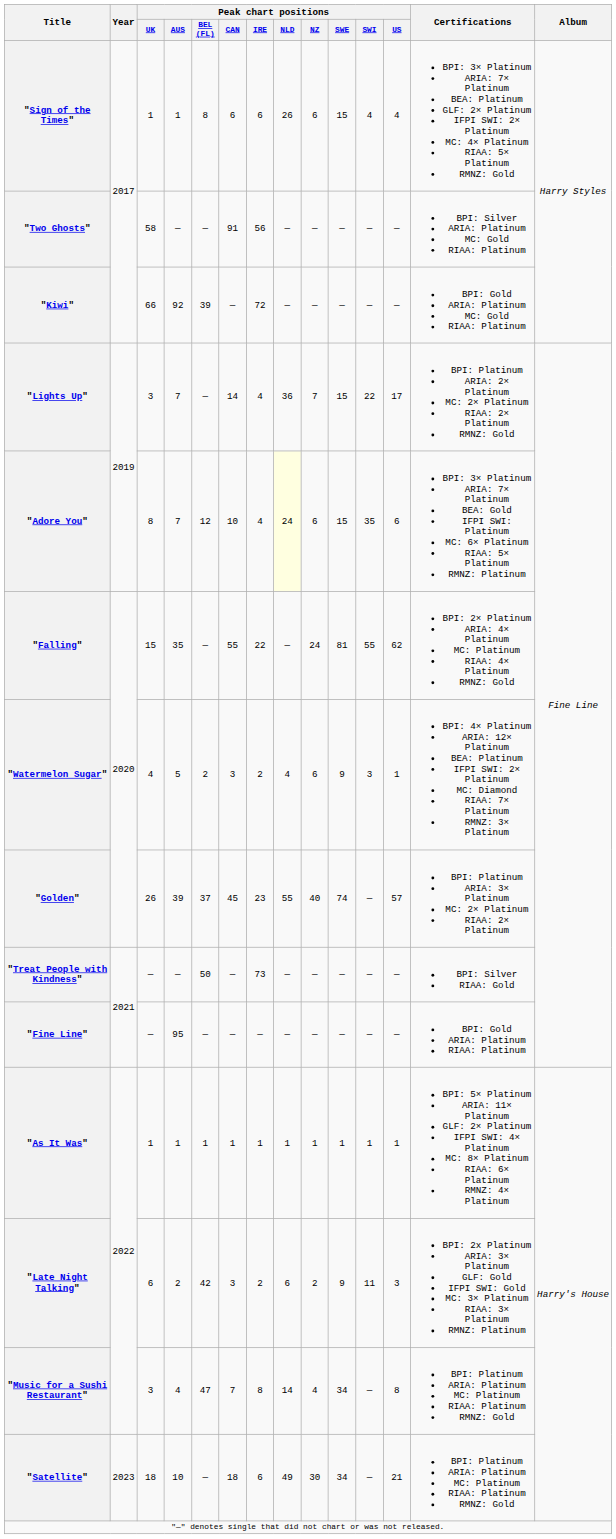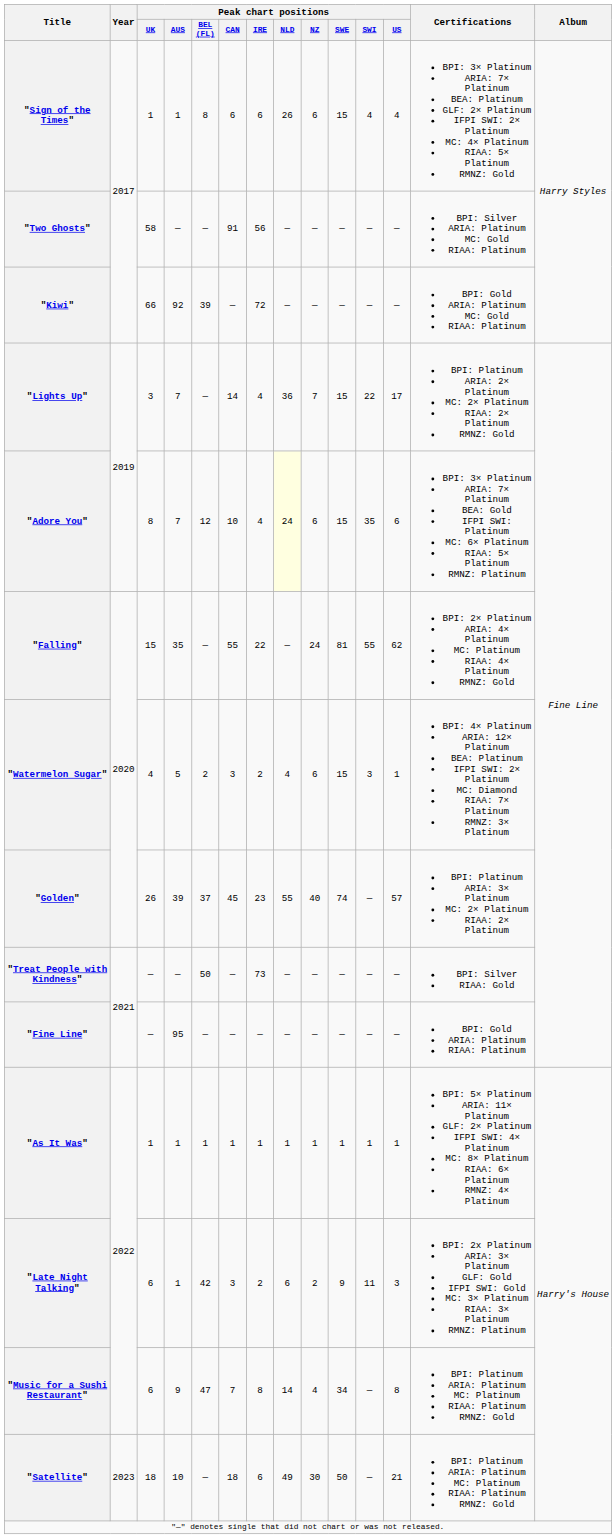(342, 775) 9 -> (342, 775) 15
(178, 1283) 2 -> (178, 1283) 1
(151, 1391) 3 -> (151, 1391) 6
(178, 1391) 4 -> (178, 1391) 9
(342, 1478) 34 -> (342, 1478) 50
